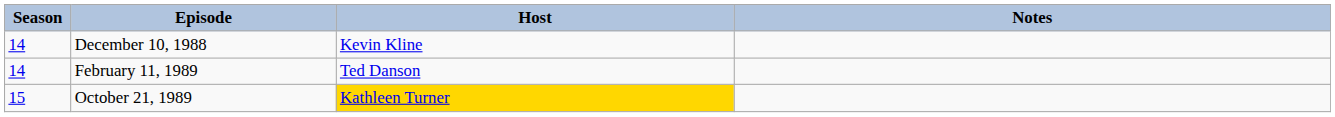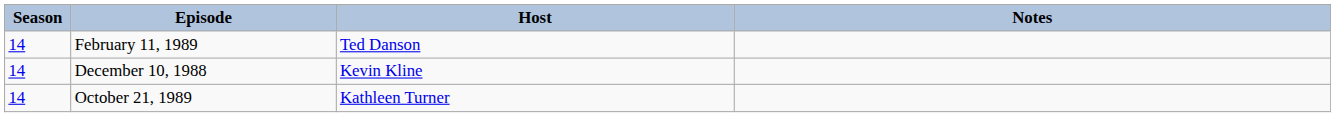rows swapped: (141, 44) <-> (136, 71)
(17, 97) 15 -> (17, 97) 14
(395, 97) gold background -> (395, 97) no background
